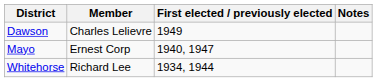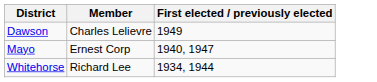- column: (354, 13)
